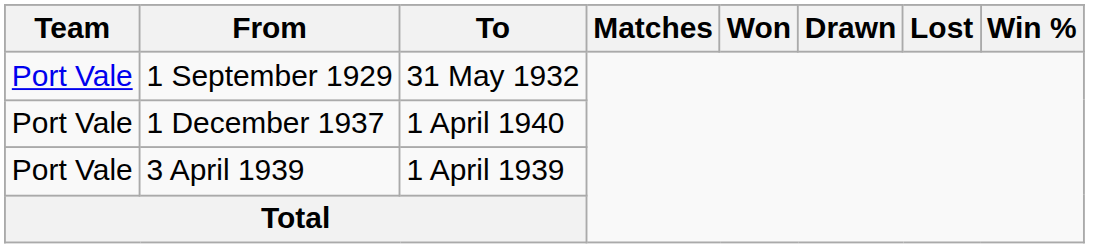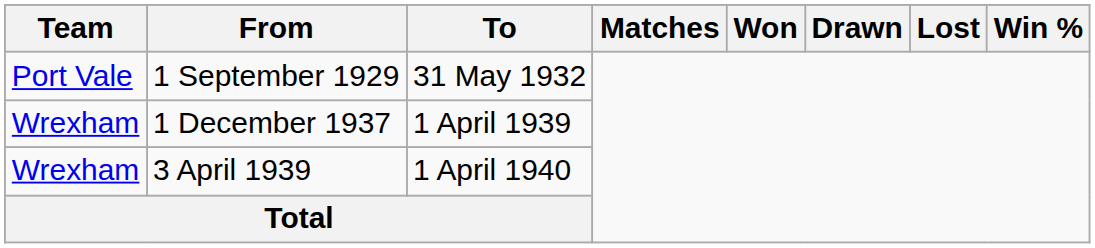(72, 123) Port Vale -> (76, 123) Wrexham
(485, 123) 1 April 1940 -> (492, 123) 1 April 1939
(72, 170) Port Vale -> (76, 170) Wrexham
(485, 170) 1 April 1939 -> (492, 170) 1 April 1940
